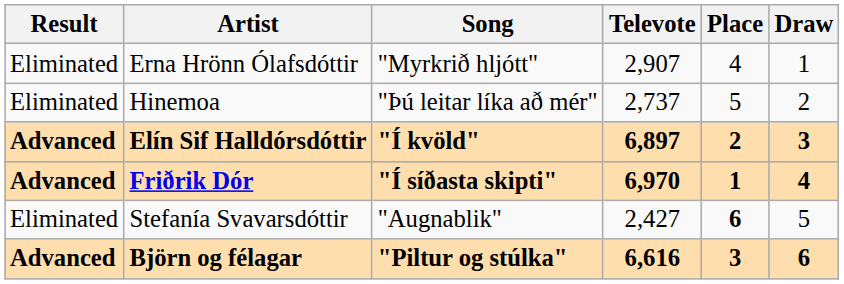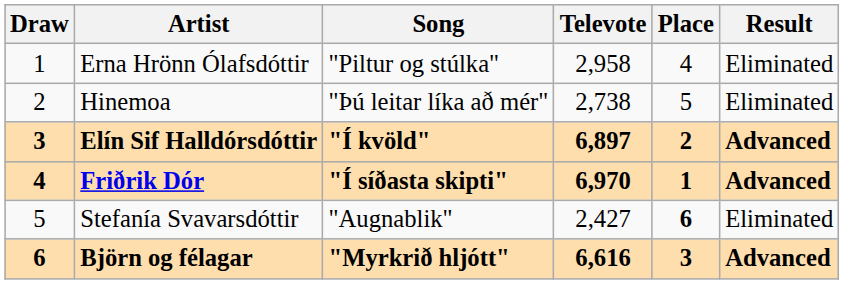columns swapped: (804, 24) <-> (64, 24)
(458, 63) "Myrkrið hljótt" -> (414, 63) "Piltur og stúlka"
(652, 63) 2,907 -> (603, 63) 2,958
(652, 102) 2,737 -> (603, 102) 2,738
(473, 258) "Piltur og stúlka" -> (419, 258) "Myrkrið hljótt"
